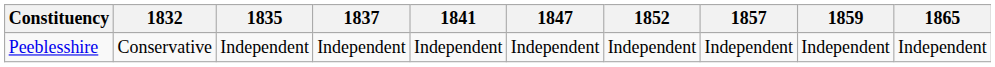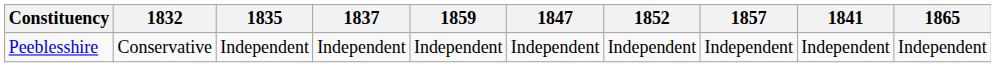columns swapped: (458, 18) <-> (846, 18)
